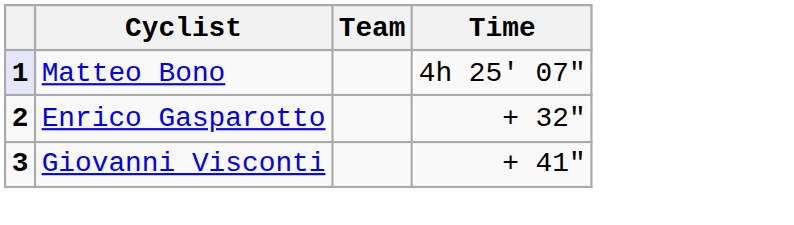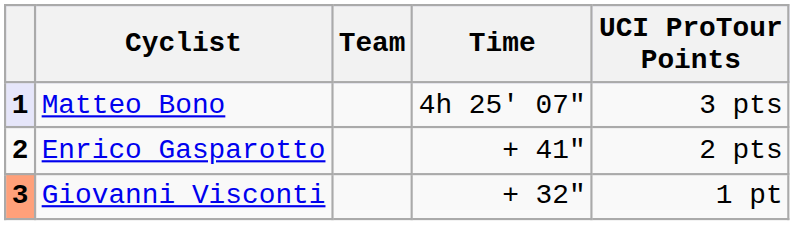+ column: (691, 44)
(544, 118) + 32" -> (544, 151) + 41"
(20, 164) no background -> (20, 196) lightsalmon background
(544, 164) + 41" -> (544, 196) + 32"
